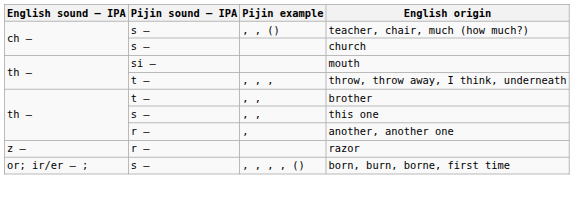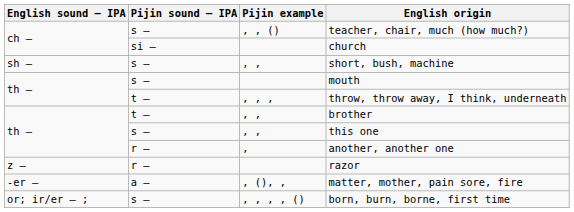(140, 47) s – -> (143, 47) si –
+ row: (391, 64)
(143, 64) si – -> (140, 81) s –
+ row: (426, 182)
